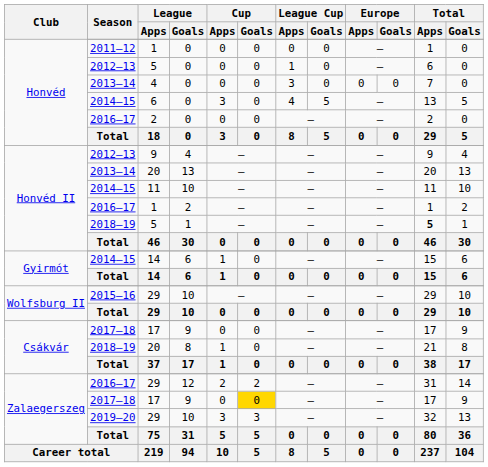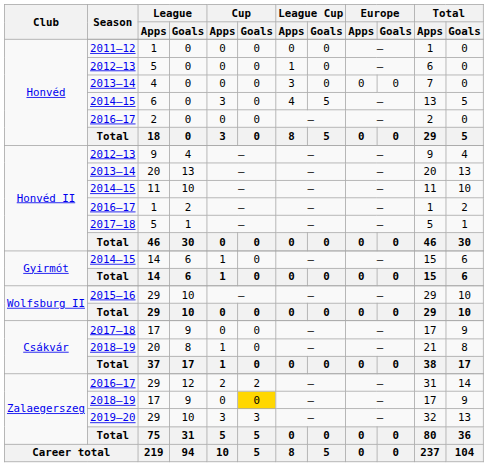(113, 224) 2018–19 -> (113, 224) 2017–18
(430, 224) bold -> (430, 224) normal
(113, 400) 2017–18 -> (113, 400) 2018–19
